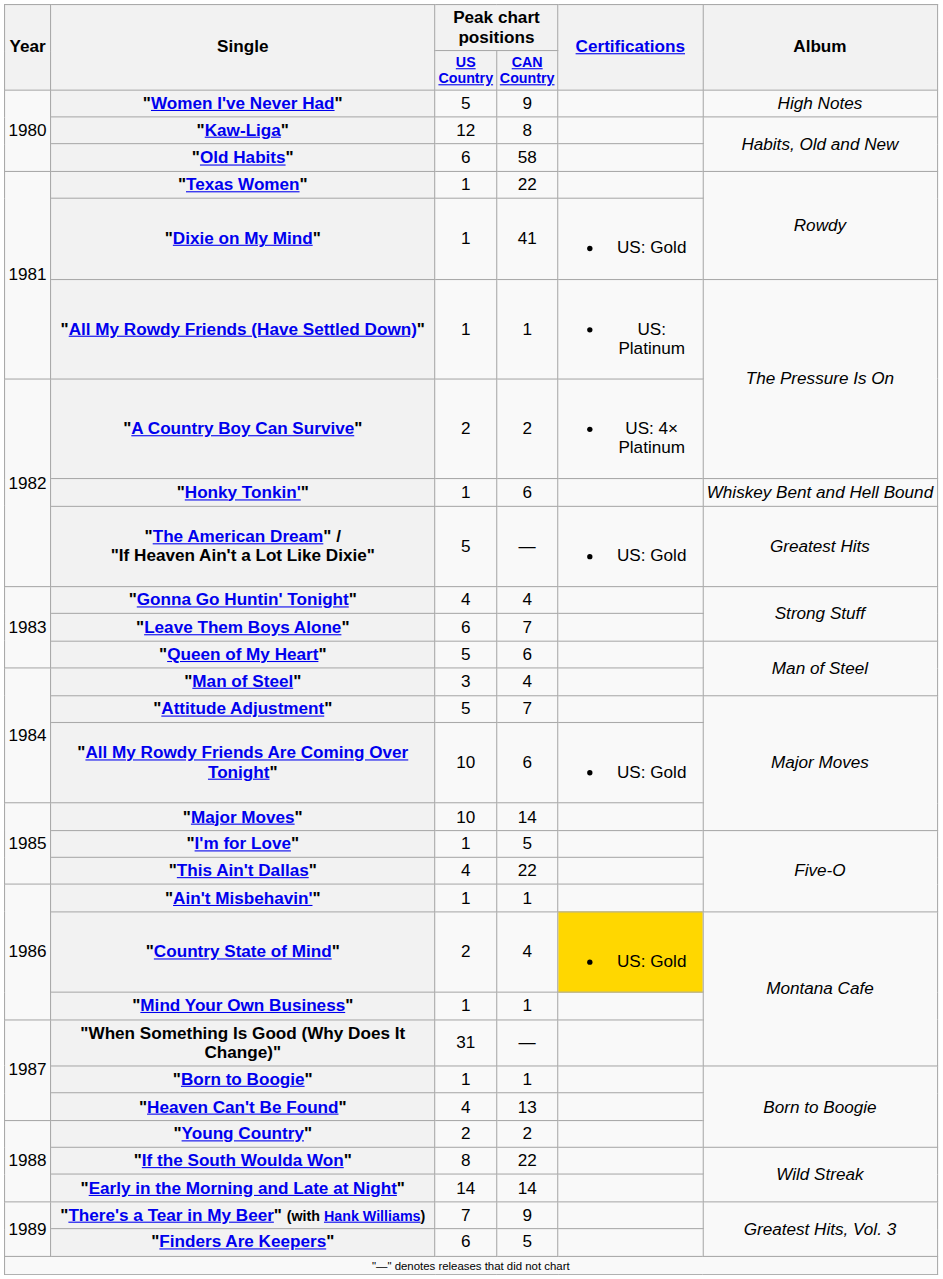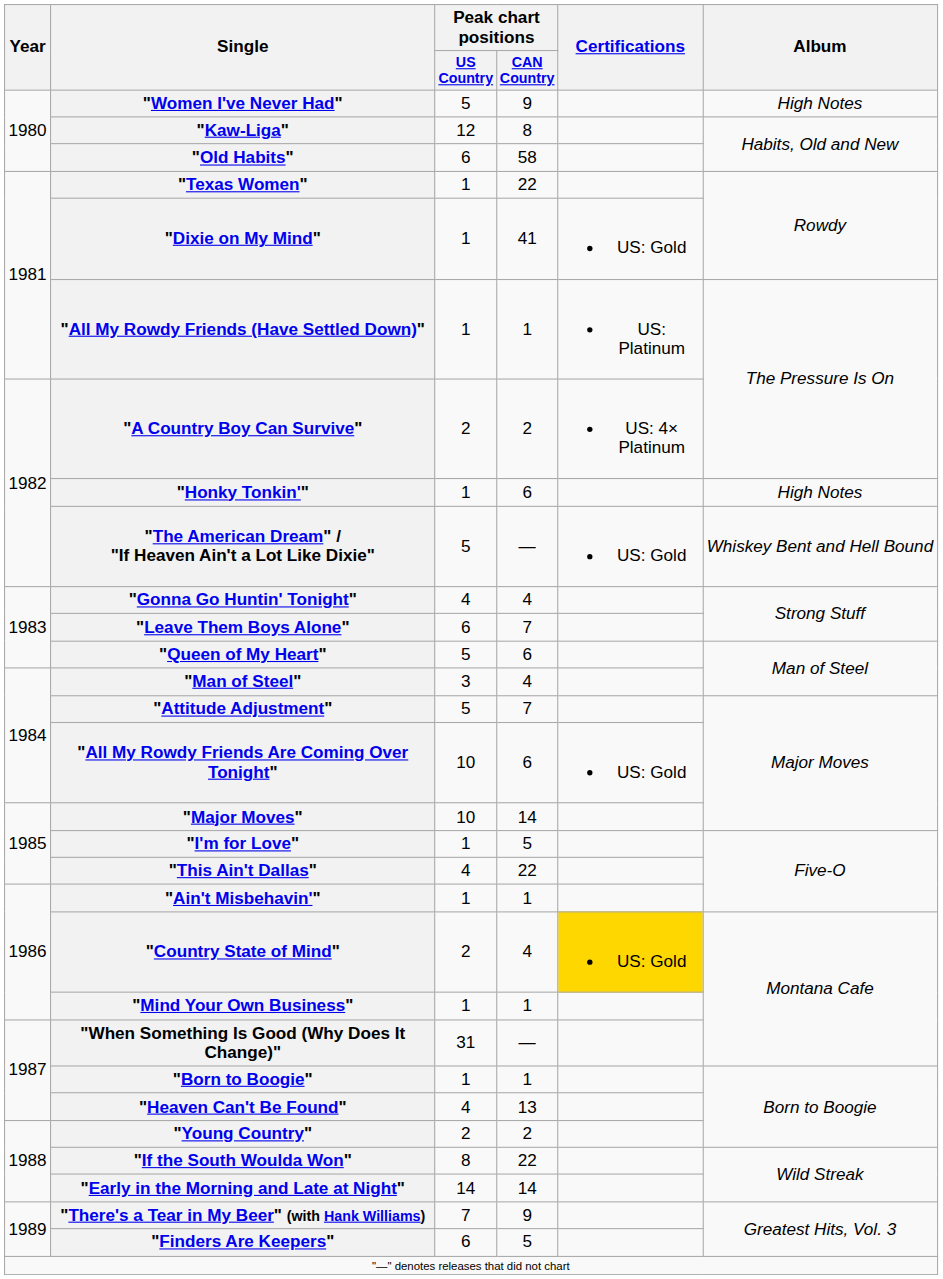(820, 492) Whiskey Bent and Hell Bound -> (820, 492) High Notes
(820, 546) Greatest Hits -> (820, 546) Whiskey Bent and Hell Bound
